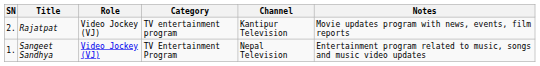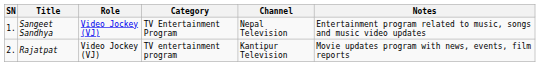rows swapped: (36, 50) <-> (39, 28)
